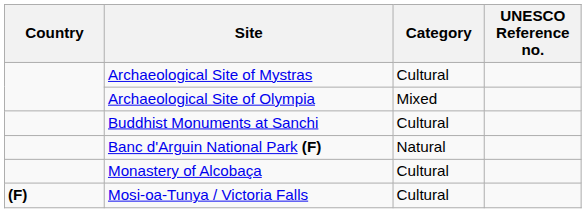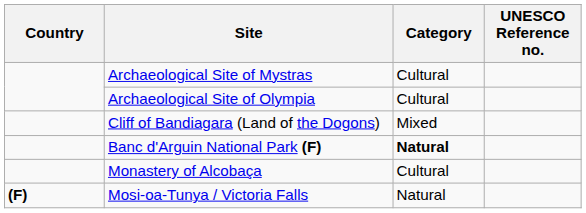(417, 98) Mixed -> (423, 98) Cultural
- row: (213, 123)
+ row: (244, 123)
(421, 147) normal -> (423, 147) bold
(423, 195) Cultural -> (421, 195) Natural
